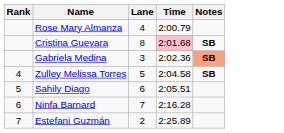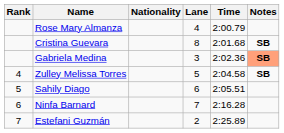+ column: (156, 12)
(174, 43) pink background -> (229, 43) no background
